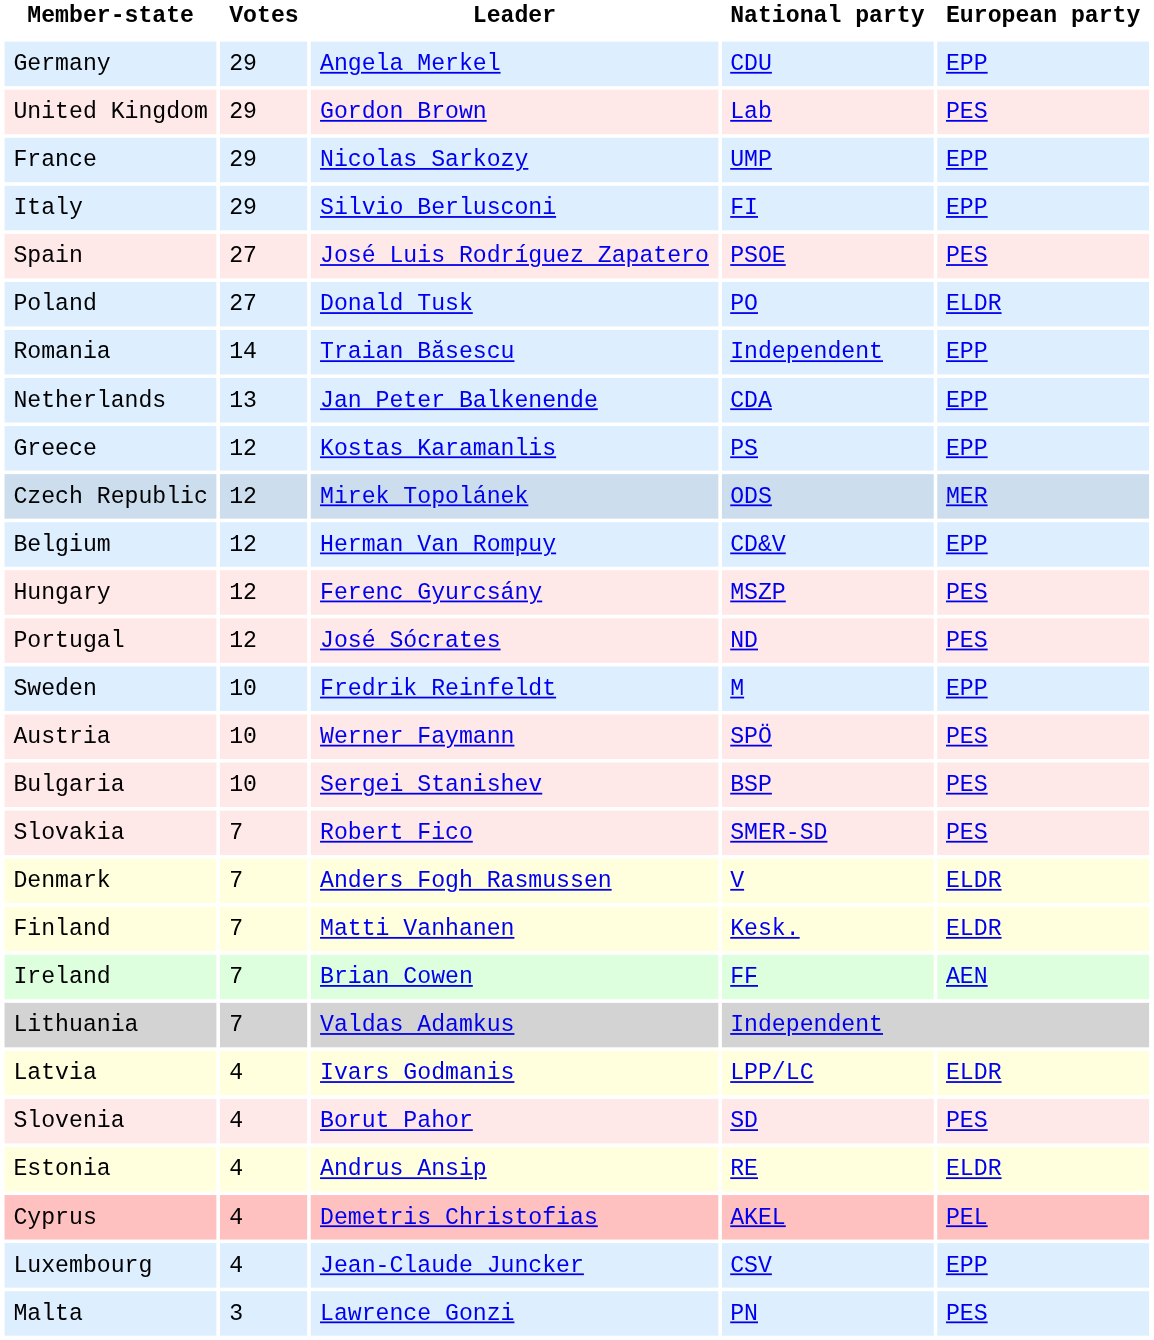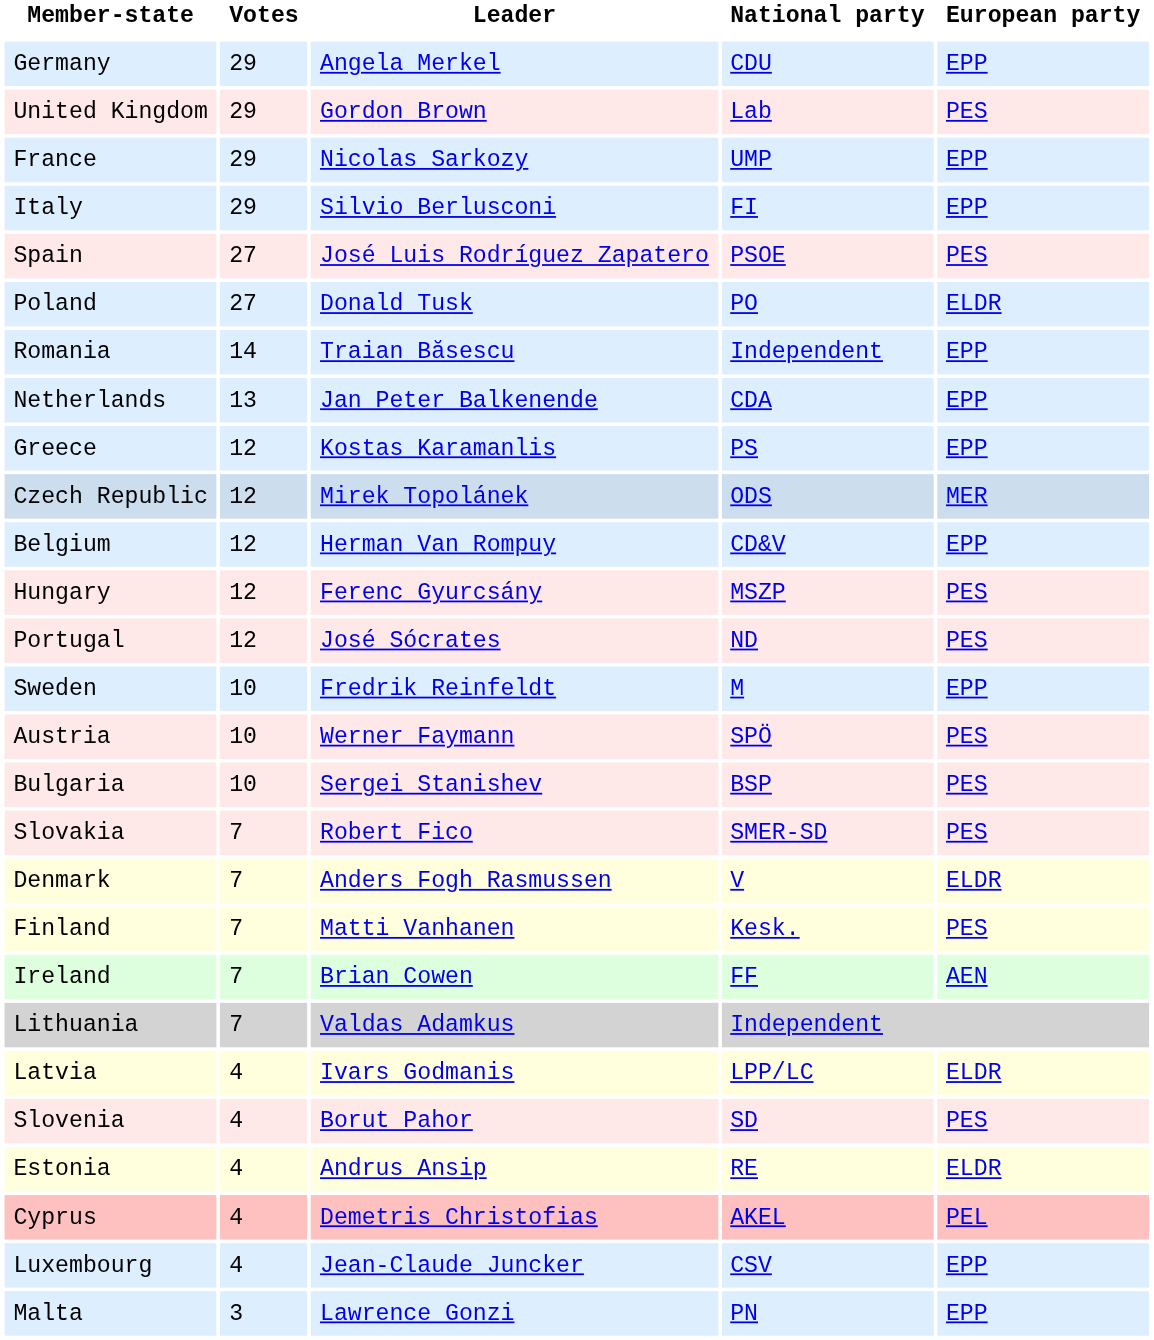(974, 929) ELDR -> (967, 929) PES
(967, 1313) PES -> (967, 1313) EPP
